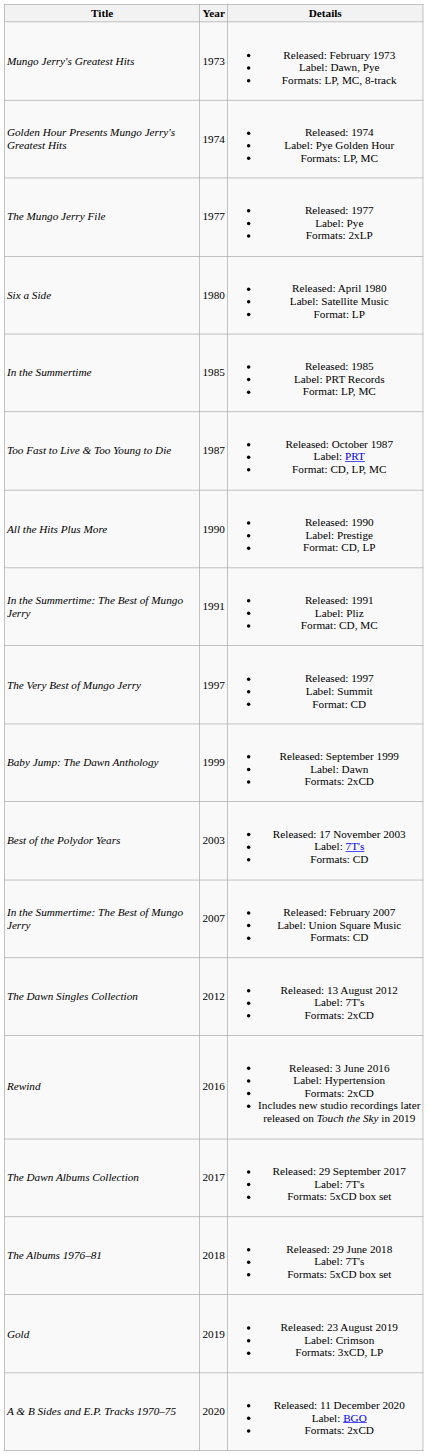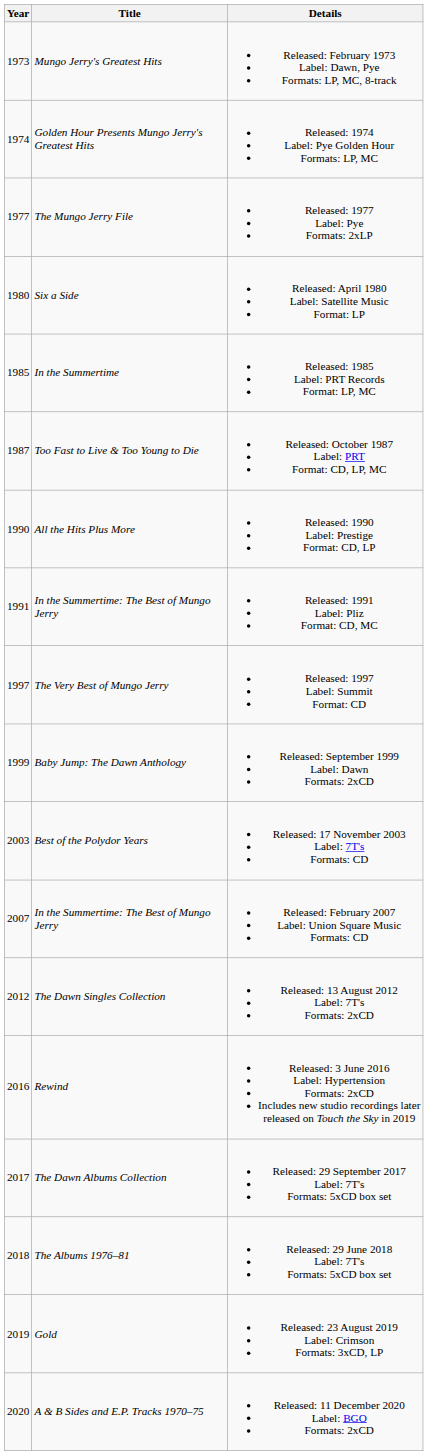columns swapped: (214, 13) <-> (102, 13)
